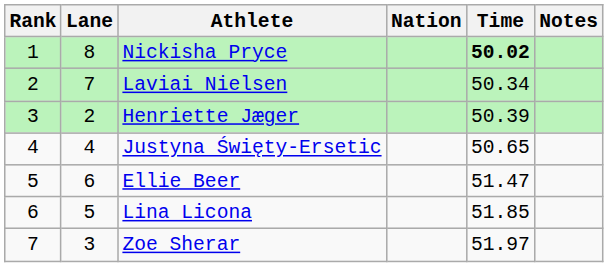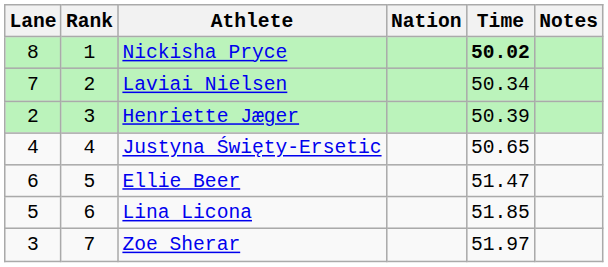columns swapped: (33, 21) <-> (89, 21)
